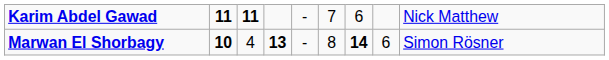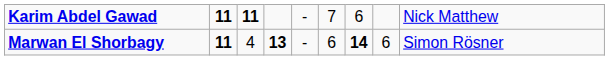(223, 42) 10 -> (223, 42) 11
(332, 42) 8 -> (332, 42) 6
